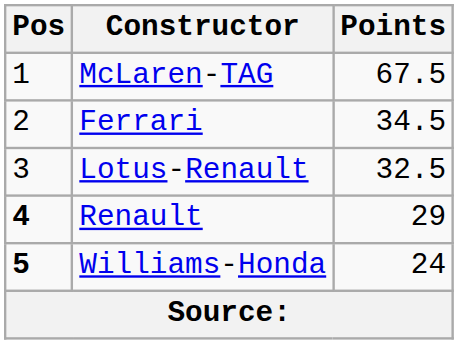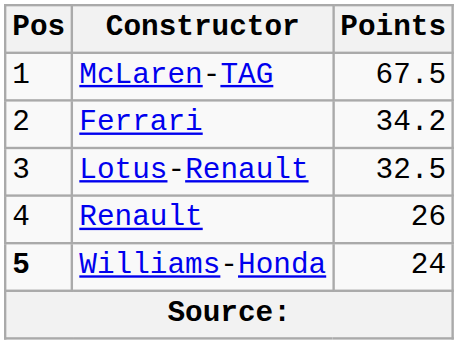(411, 124) 34.5 -> (411, 124) 34.2
(21, 219) bold -> (21, 219) normal
(428, 219) 29 -> (428, 219) 26
